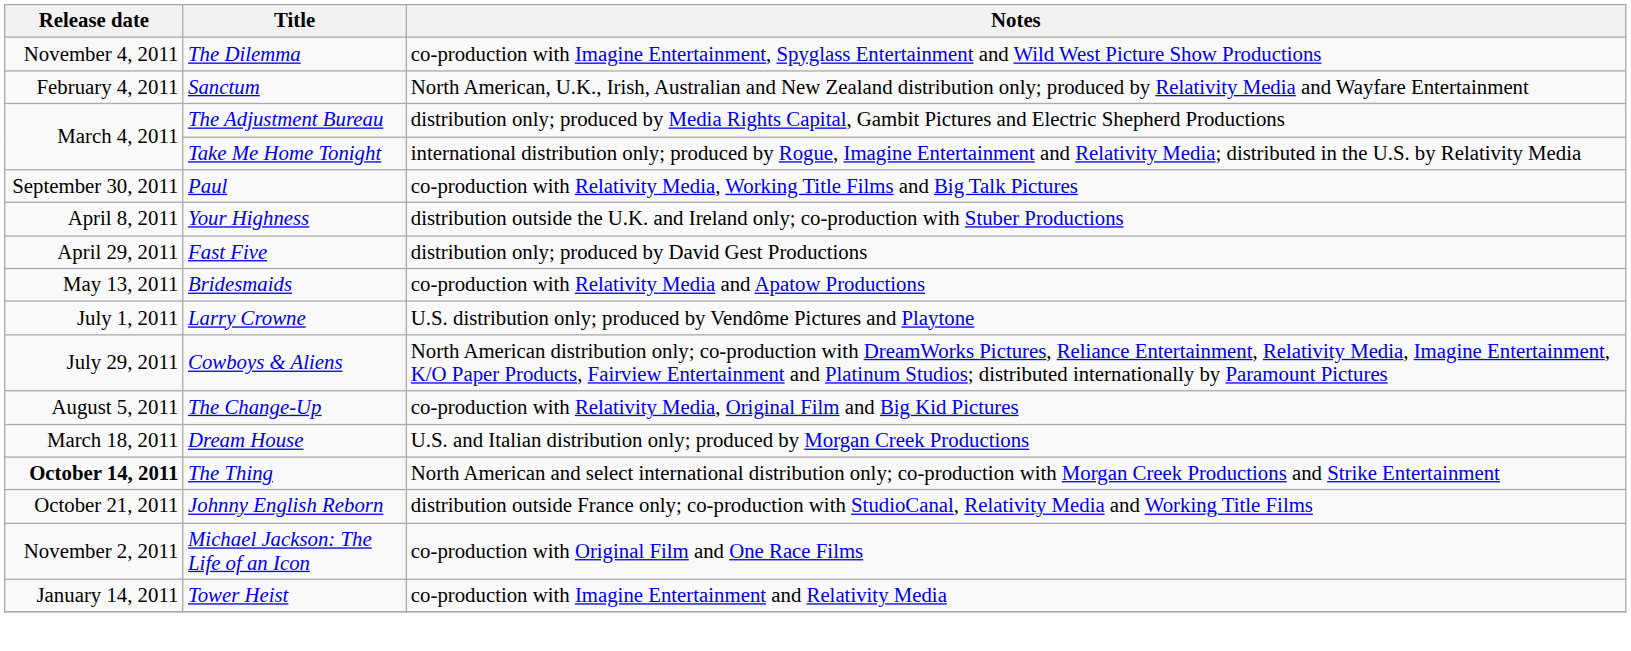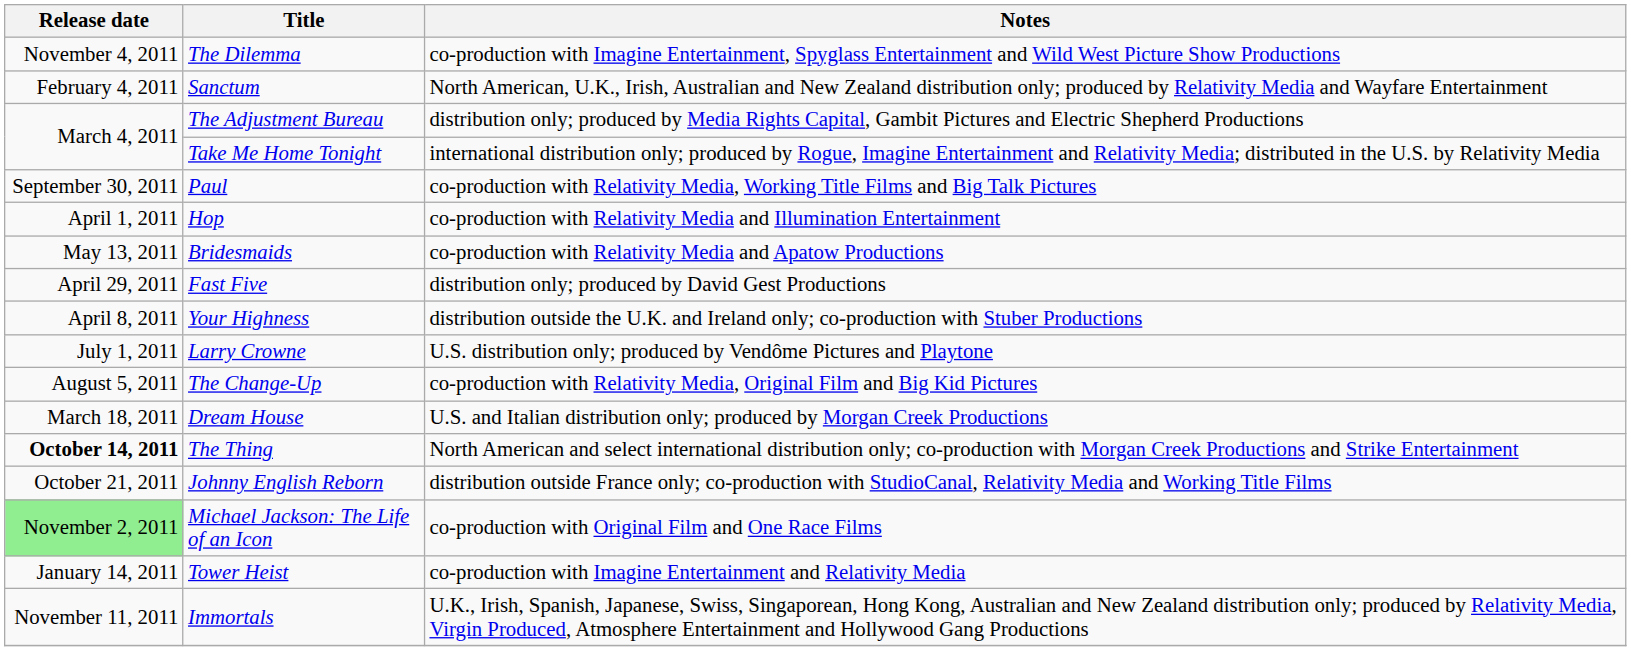+ row: (206, 218)
rows swapped: (249, 218) <-> (240, 284)
- row: (265, 362)
(101, 550) no background -> (101, 527) lightgreen background
+ row: (231, 616)
